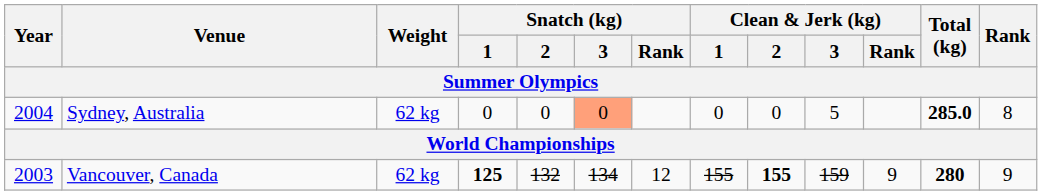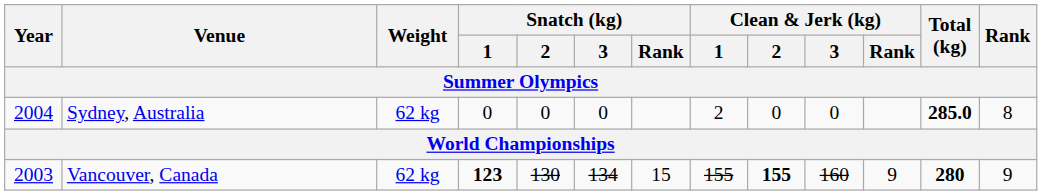(603, 112) lightsalmon background -> (603, 112) no background
(719, 112) 0 -> (719, 112) 2
(834, 112) 5 -> (834, 112) 0
(488, 174) 125 -> (488, 174) 123
(545, 174) 132 -> (545, 174) 130
(661, 174) 12 -> (661, 174) 15
(834, 174) 159 -> (834, 174) 160
